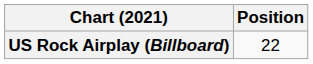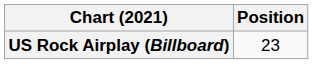(271, 44) 22 -> (271, 44) 23
